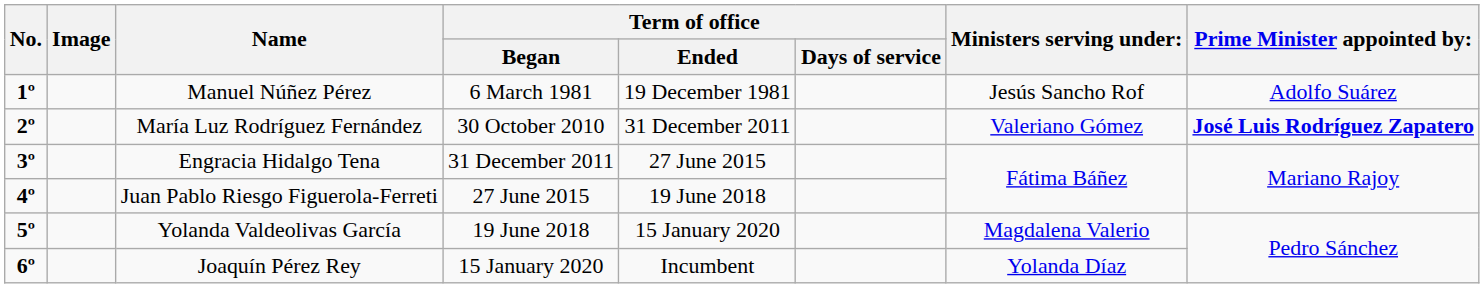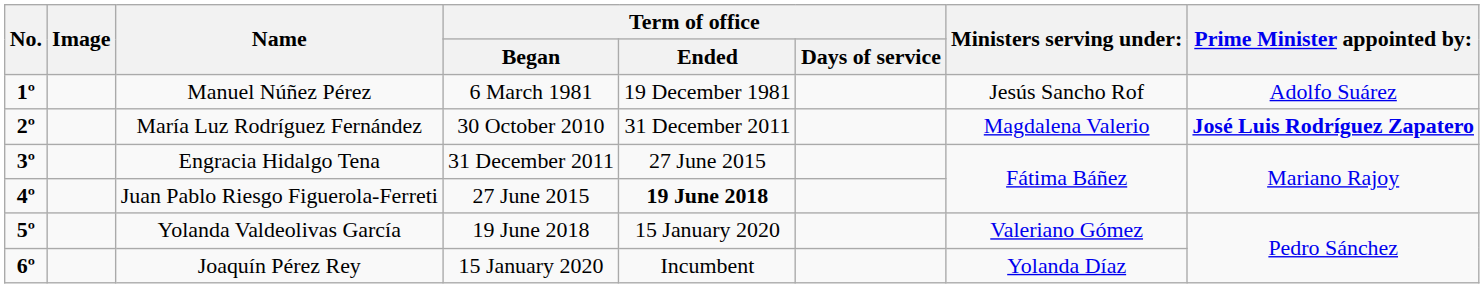(1067, 126) Valeriano Gómez -> (1067, 126) Magdalena Valerio
(707, 195) normal -> (707, 195) bold
(1067, 230) Magdalena Valerio -> (1067, 230) Valeriano Gómez
